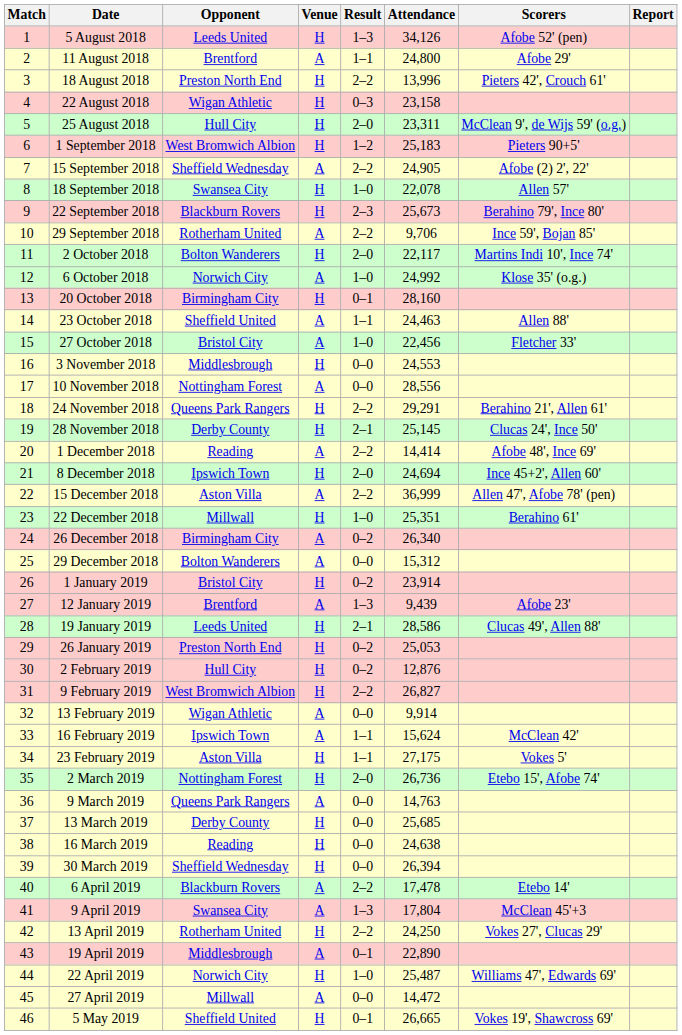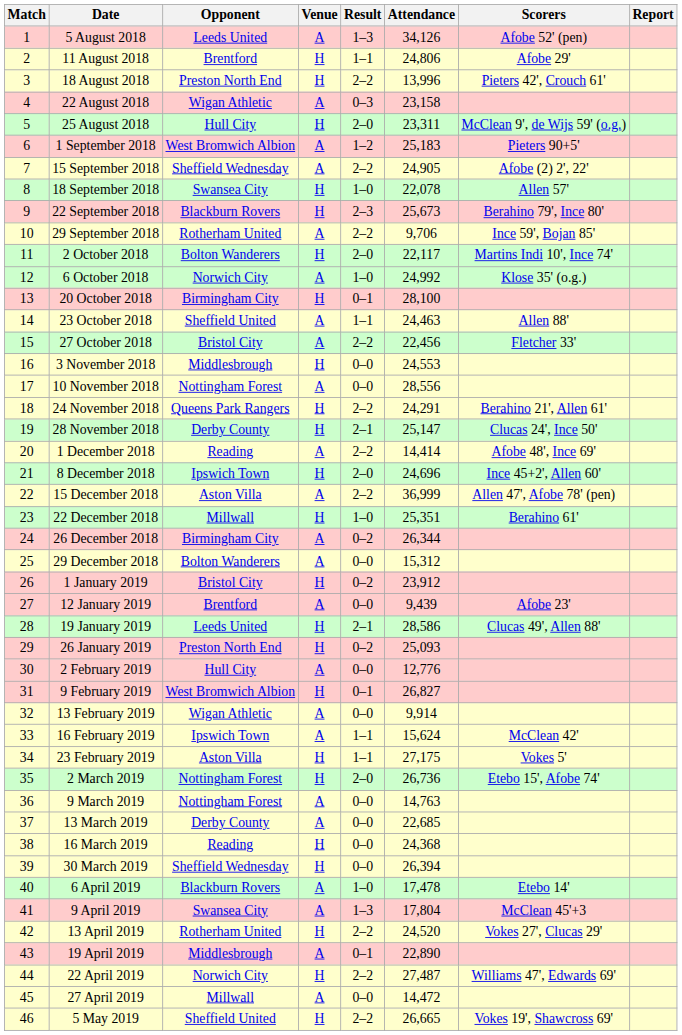(320, 37) H -> (320, 37) A
(320, 59) A -> (320, 59) H
(421, 59) 24,800 -> (421, 59) 24,806
(320, 102) H -> (320, 102) A
(320, 146) H -> (320, 146) A
(421, 299) 28,160 -> (421, 299) 28,100
(363, 342) 1–0 -> (363, 342) 2–2
(421, 408) 29,291 -> (421, 408) 24,291
(421, 430) 25,145 -> (421, 430) 25,147
(421, 473) 24,694 -> (421, 473) 24,696
(421, 539) 26,340 -> (421, 539) 26,344
(421, 582) 23,914 -> (421, 582) 23,912
(363, 604) 1–3 -> (363, 604) 0–0
(421, 648) 25,053 -> (421, 648) 25,093
(320, 670) H -> (320, 670) A
(363, 670) 0–2 -> (363, 670) 0–0
(421, 670) 12,876 -> (421, 670) 12,776
(363, 691) 2–2 -> (363, 691) 0–1
(230, 801) Queens Park Rangers -> (230, 801) Nottingham Forest
(320, 822) H -> (320, 822) A
(421, 822) 25,685 -> (421, 822) 22,685
(421, 844) 24,638 -> (421, 844) 24,368
(363, 888) 2–2 -> (363, 888) 1–0
(421, 931) 24,250 -> (421, 931) 24,520
(363, 975) 1–0 -> (363, 975) 2–2
(421, 975) 25,487 -> (421, 975) 27,487
(363, 1019) 0–1 -> (363, 1019) 2–2
